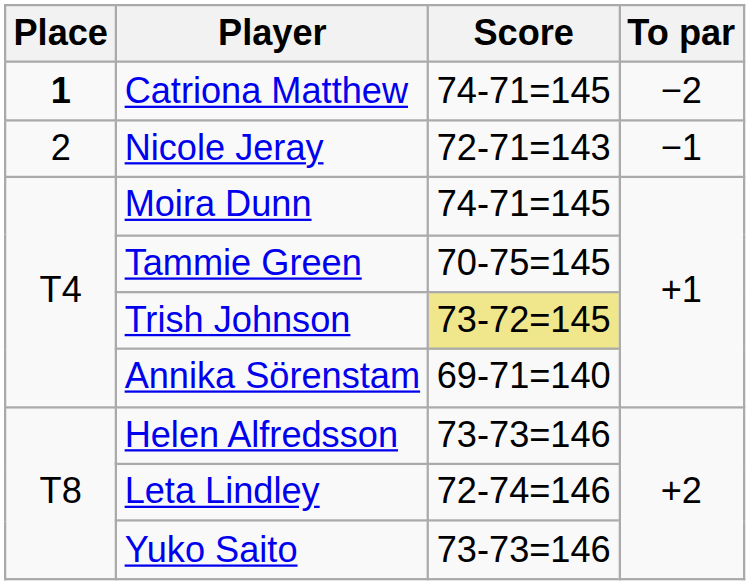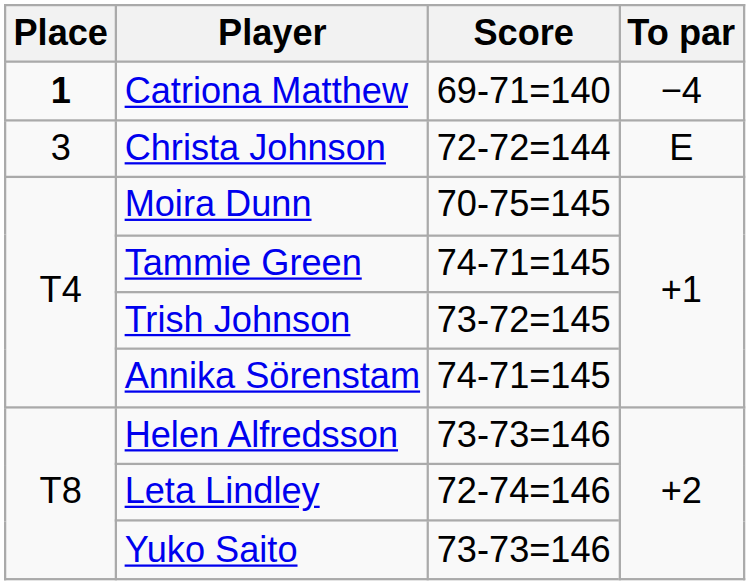(524, 90) 74-71=145 -> (524, 90) 69-71=140
(681, 90) −2 -> (681, 90) −4
- row: (224, 147)
+ row: (255, 147)
(524, 205) 74-71=145 -> (524, 205) 70-75=145
(524, 262) 70-75=145 -> (524, 262) 74-71=145
(524, 319) khaki background -> (524, 319) no background
(524, 377) 69-71=140 -> (524, 377) 74-71=145
